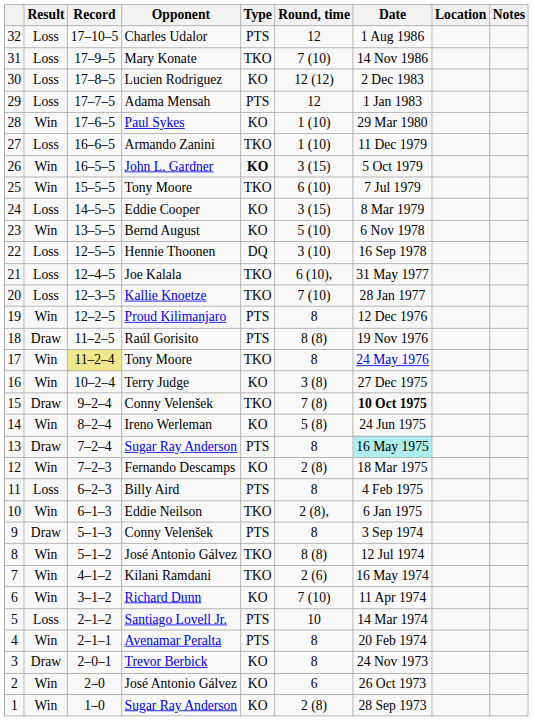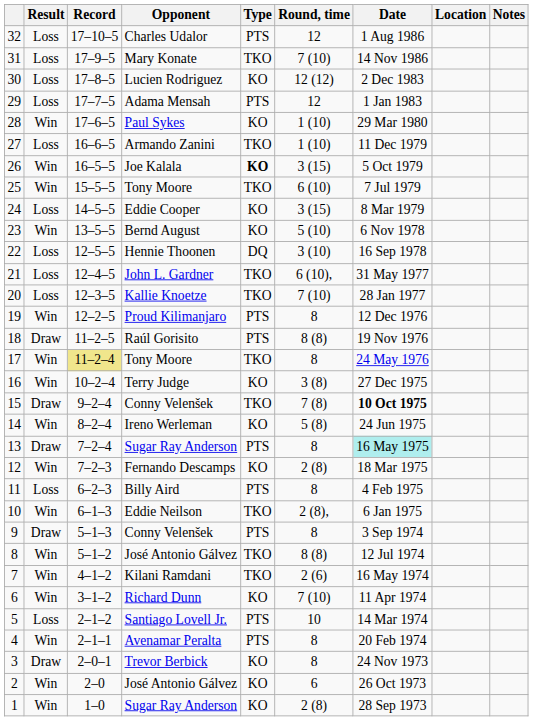(169, 166) John L. Gardner -> (153, 166) Joe Kalala
(153, 274) Joe Kalala -> (169, 274) John L. Gardner
